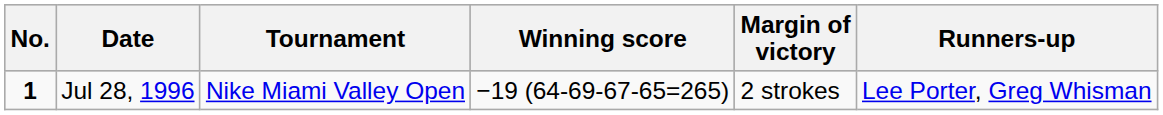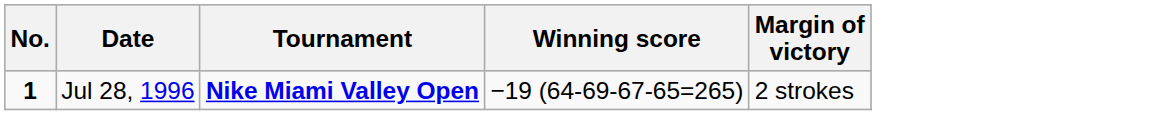- column: (1007, 38)
(335, 90) normal -> (342, 90) bold
